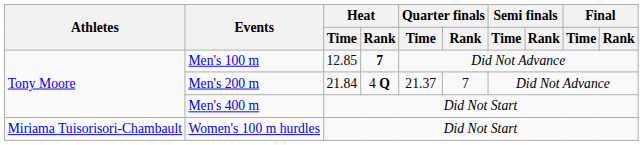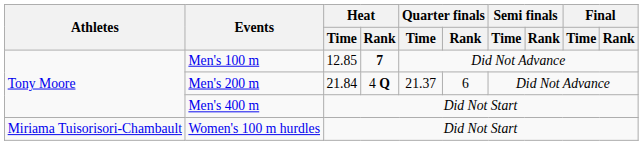(465, 83) 7 -> (465, 83) 6
